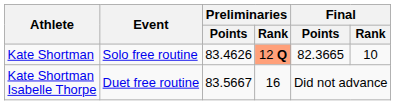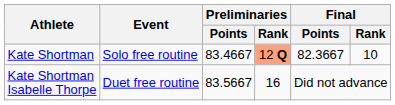(229, 55) 83.4626 -> (229, 55) 83.4667
(321, 55) 82.3665 -> (321, 55) 82.3667
